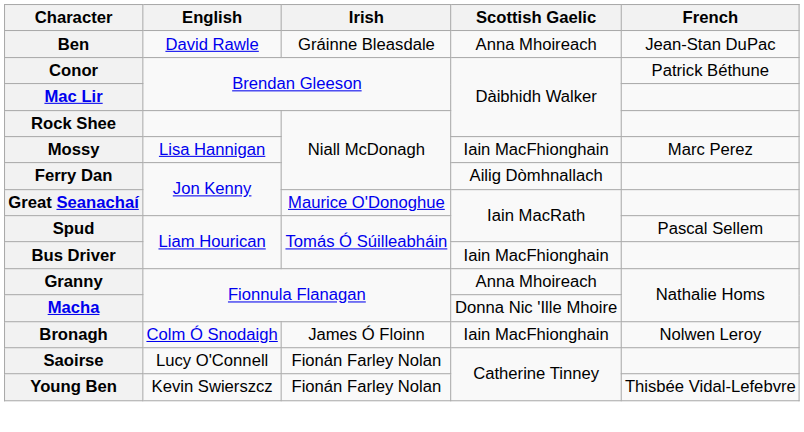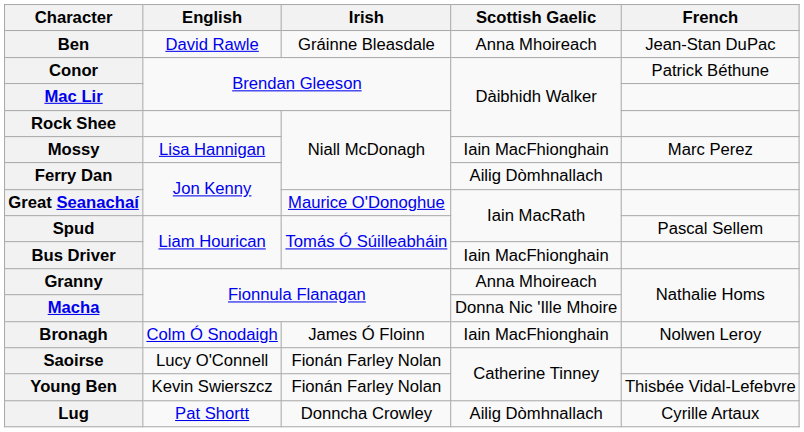+ row: (74, 413)
